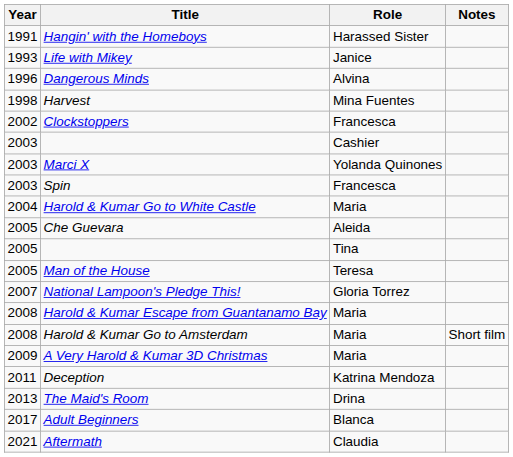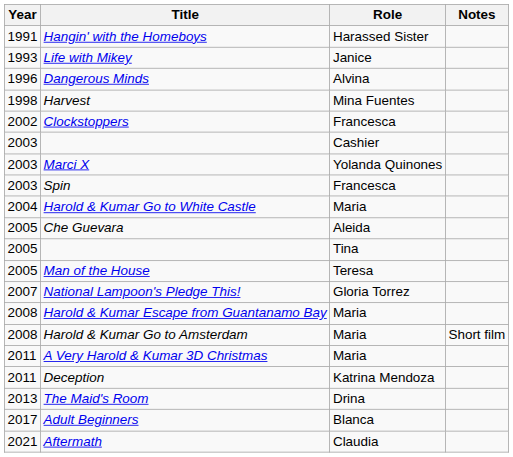(22, 356) 2009 -> (22, 356) 2011
